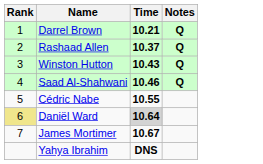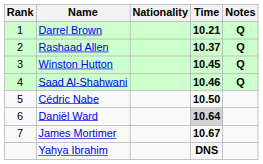+ column: (160, 13)
(146, 64) 10.43 -> (207, 64) 10.45
(146, 99) 10.55 -> (207, 99) 10.50
(20, 116) khaki background -> (20, 116) no background
